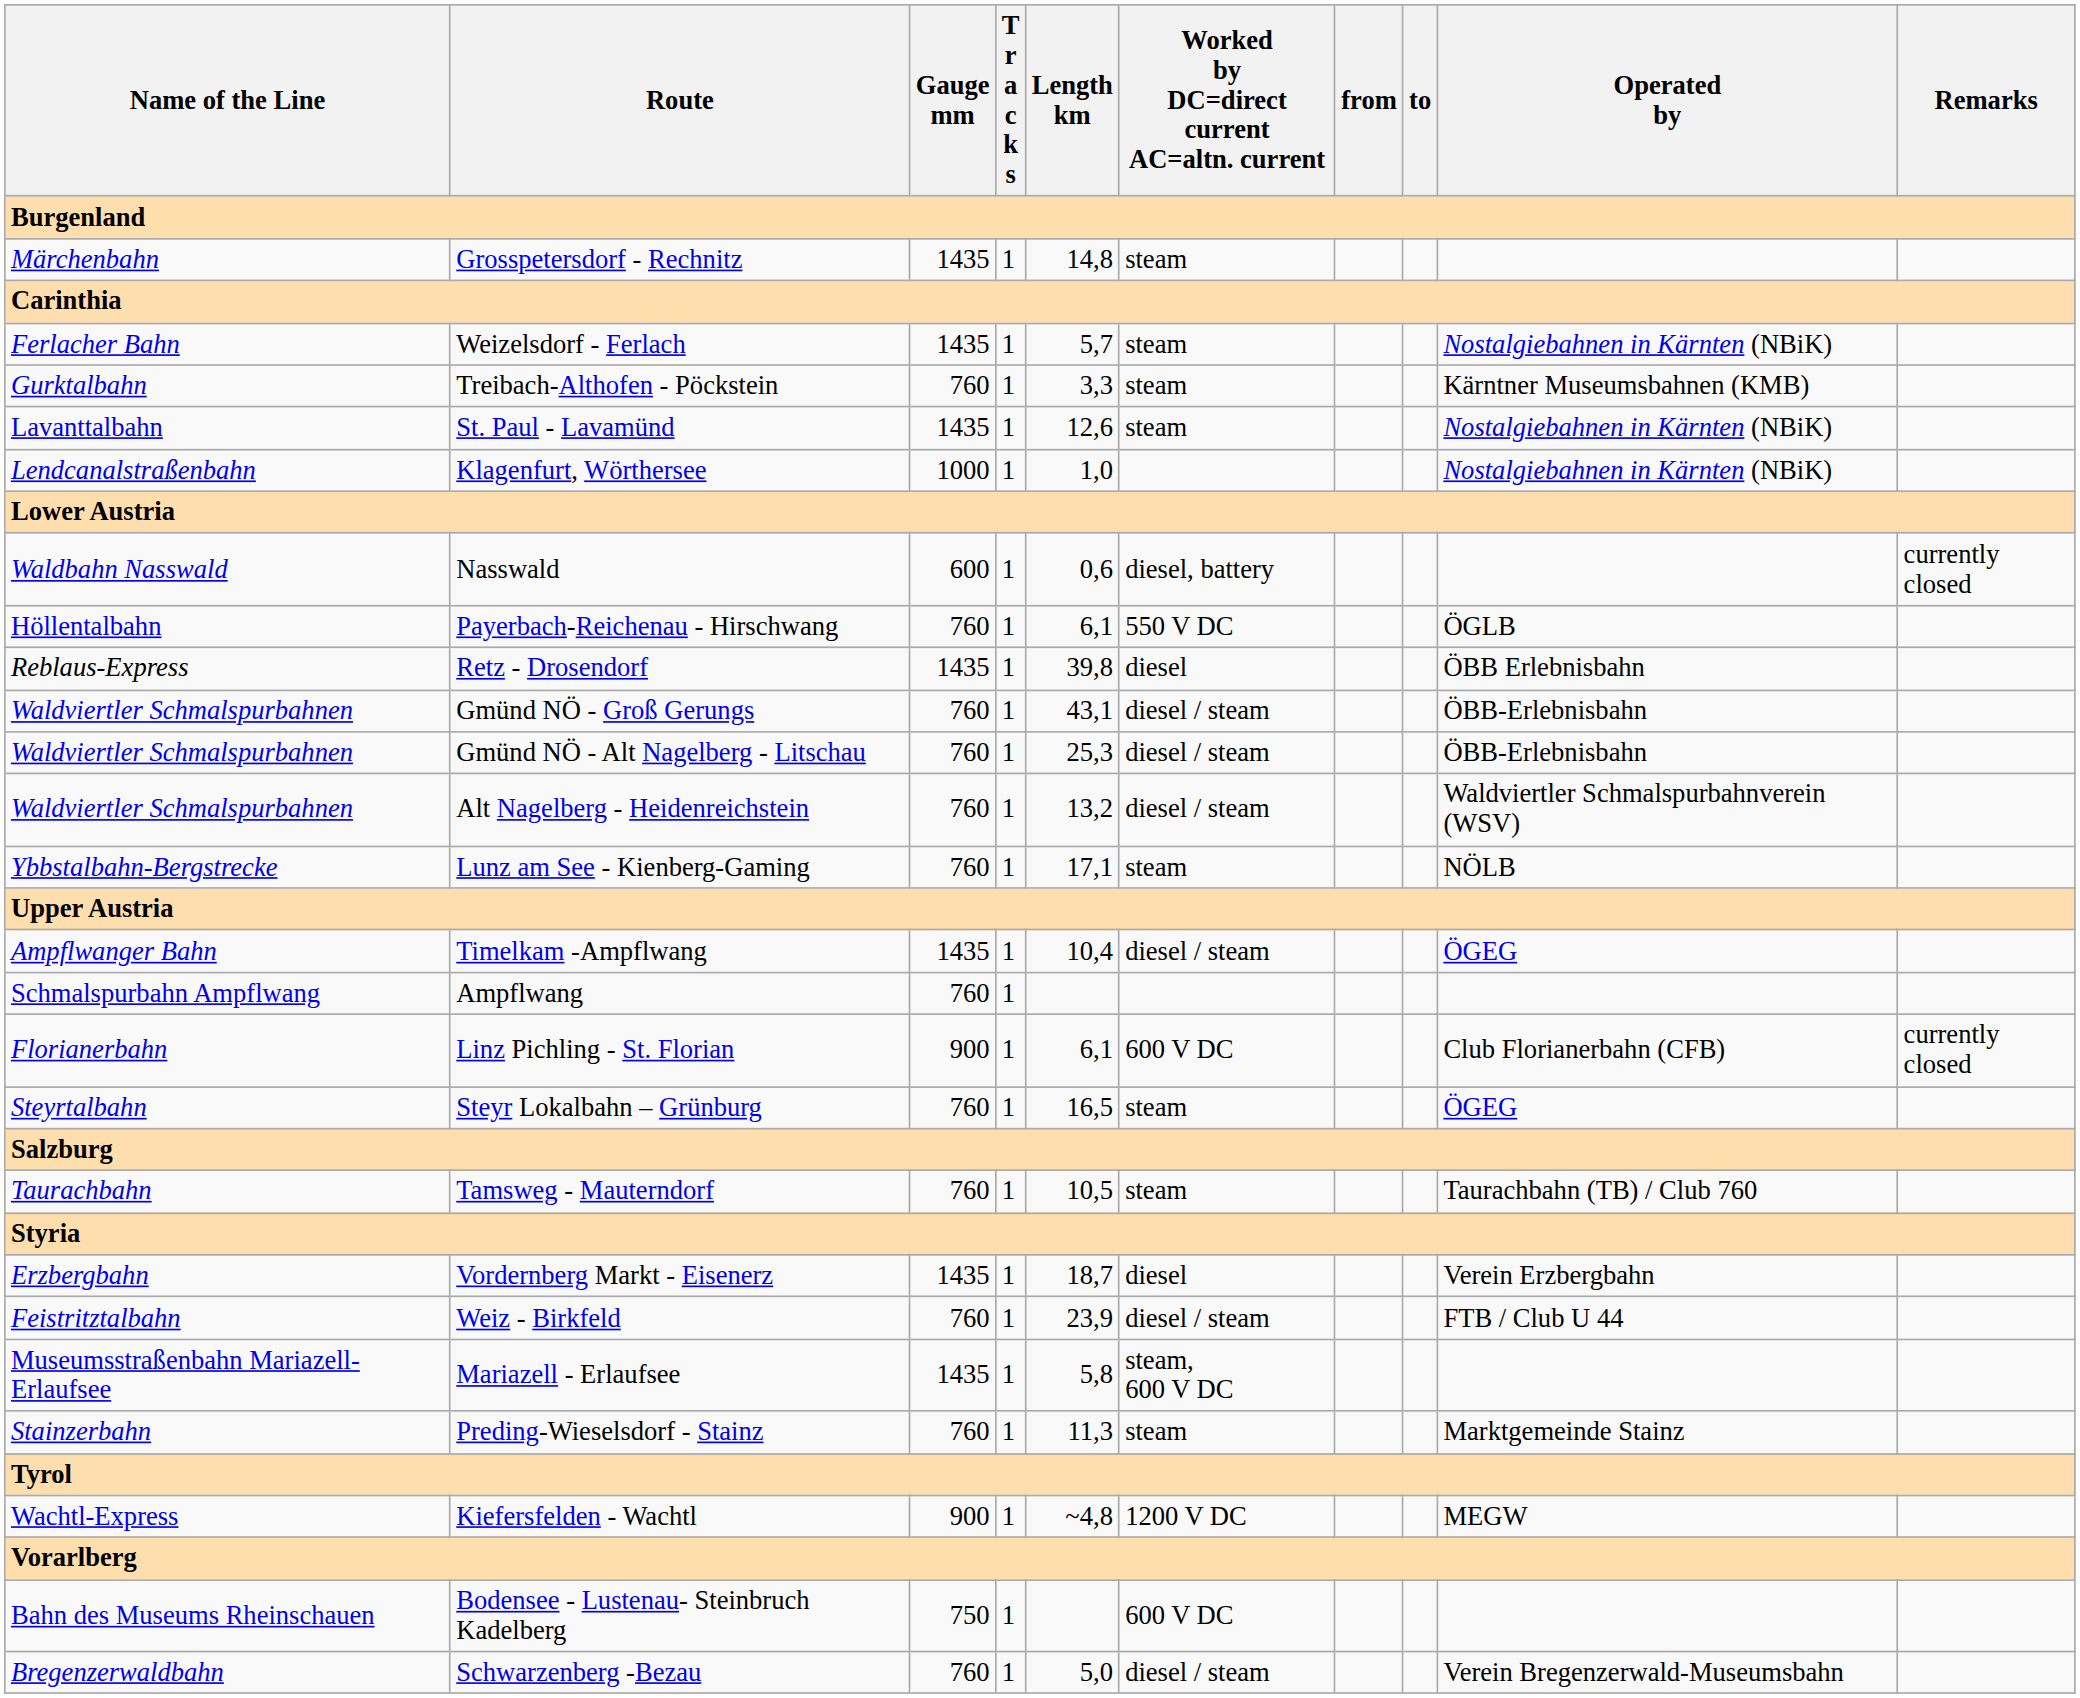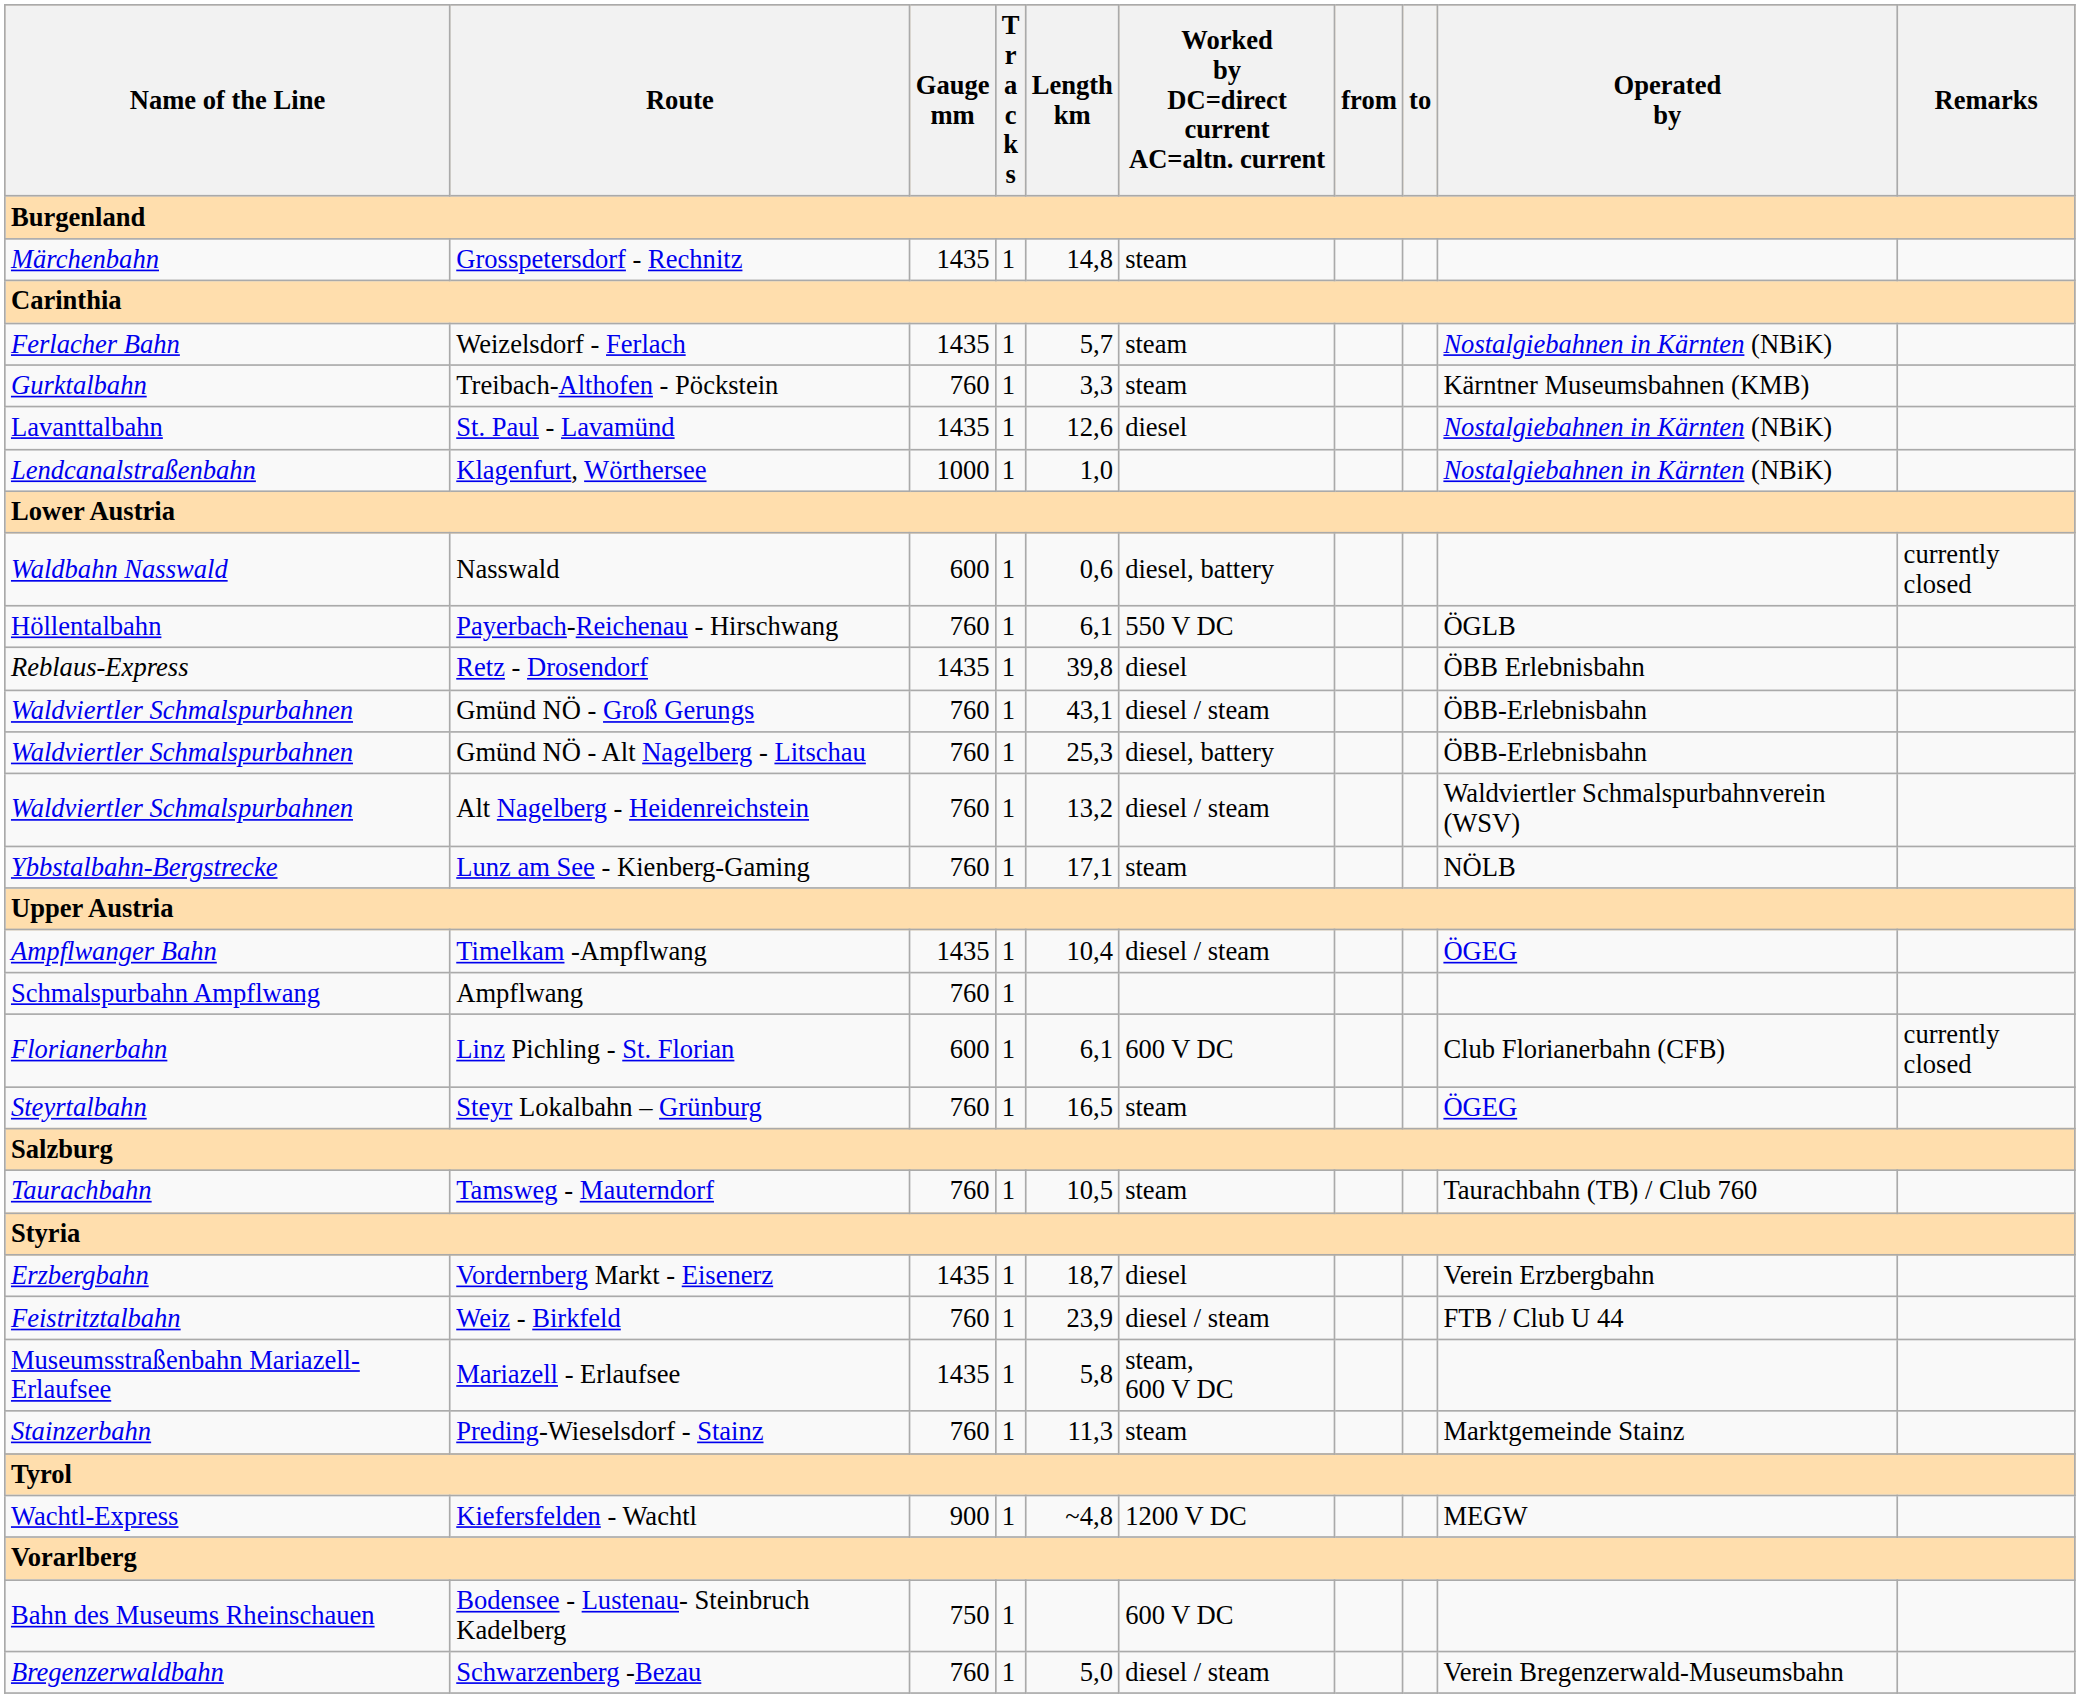(1156, 427) steam -> (1156, 427) diesel
(1197, 752) diesel / steam -> (1200, 752) diesel, battery
(970, 1049) 900 -> (970, 1049) 600
